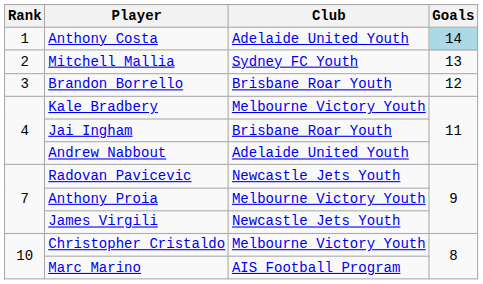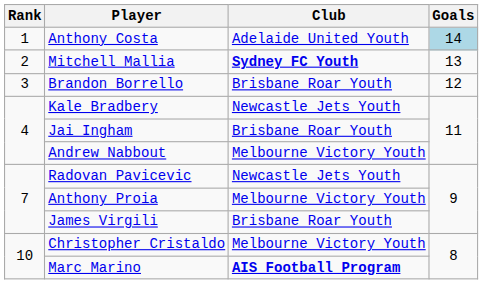(295, 62) normal -> (295, 62) bold
(329, 108) Melbourne Victory Youth -> (316, 108) Newcastle Jets Youth
(320, 153) Adelaide United Youth -> (329, 153) Melbourne Victory Youth
(316, 222) Newcastle Jets Youth -> (312, 222) Brisbane Roar Youth
(316, 268) normal -> (316, 268) bold
